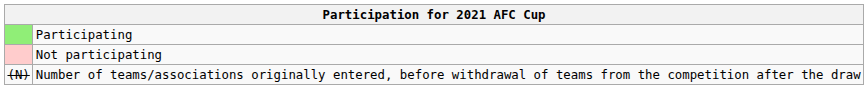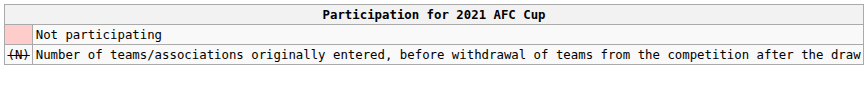- row: (84, 35)
